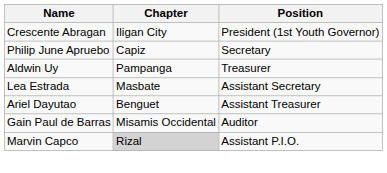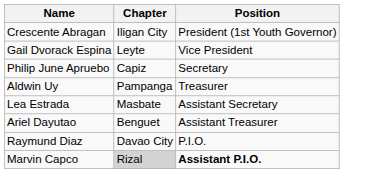+ row: (59, 50)
- row: (59, 123)
+ row: (45, 141)
(260, 141) normal -> (220, 159) bold
